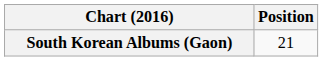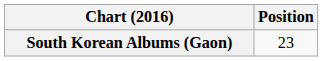(286, 42) 21 -> (286, 42) 23
